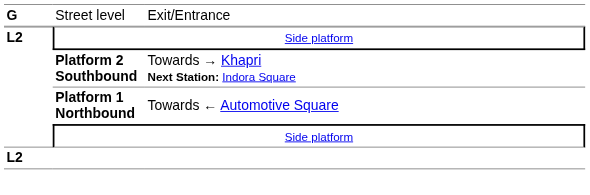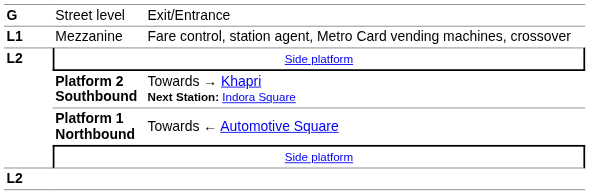+ row: (89, 37)
